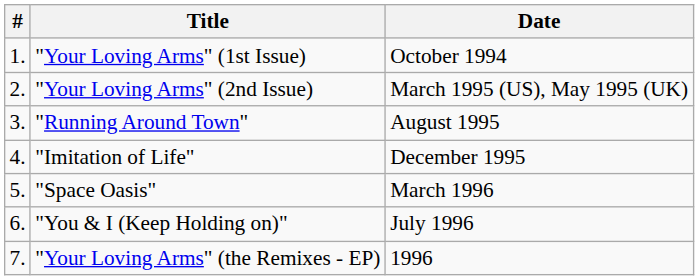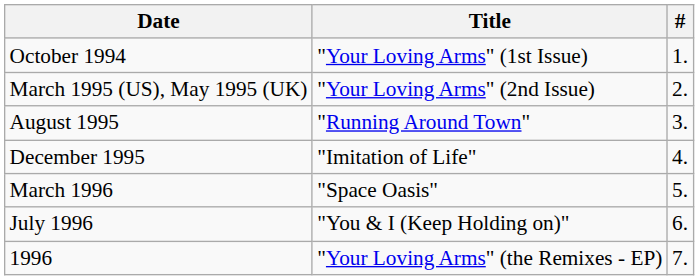columns swapped: (18, 21) <-> (539, 21)
